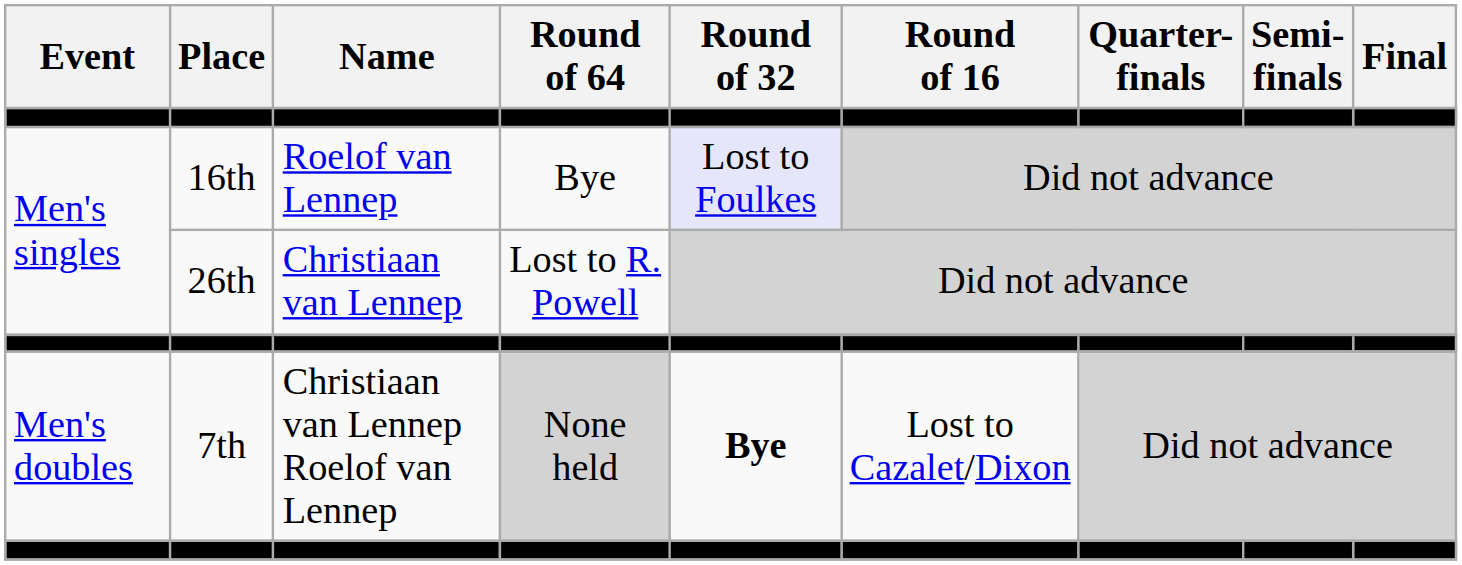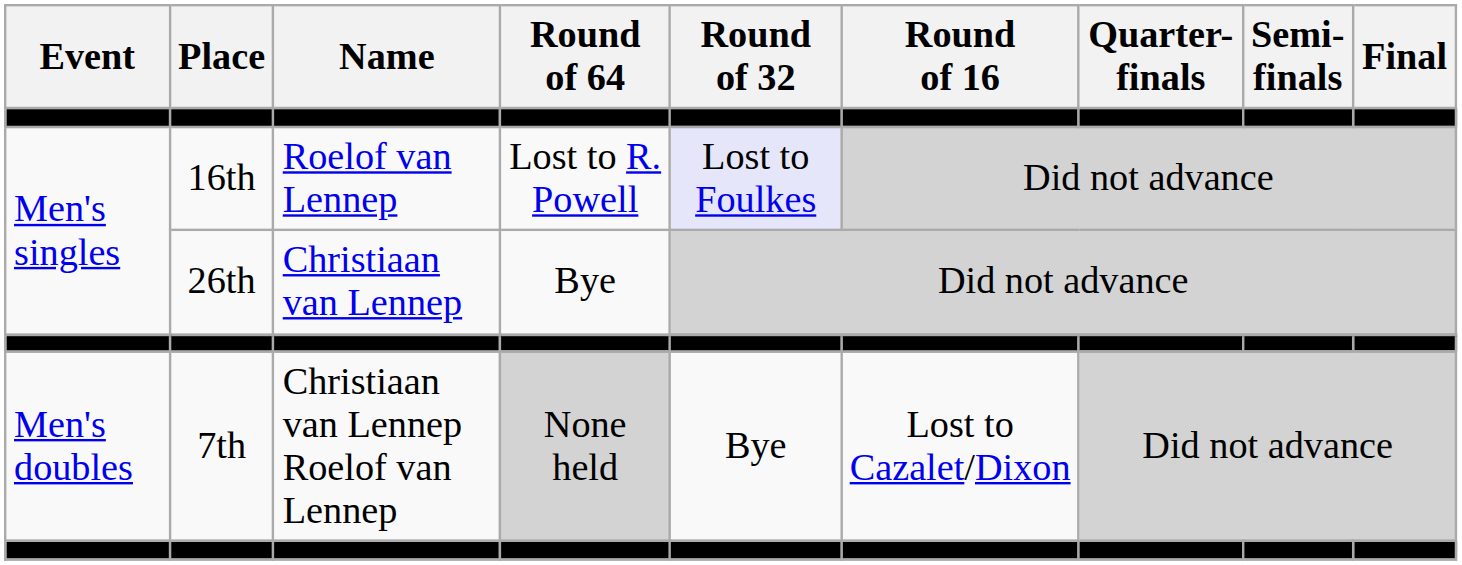(585, 177) Bye -> (585, 177) Lost to R. Powell
(585, 281) Lost to R. Powell -> (585, 281) Bye
(756, 445) bold -> (756, 445) normal
